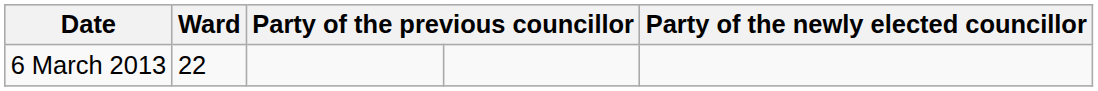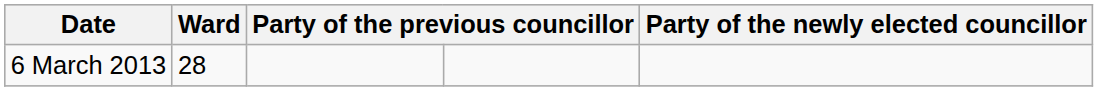(192, 65) 22 -> (192, 65) 28
